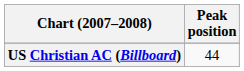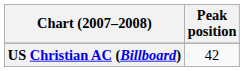(212, 54) 44 -> (212, 54) 42
